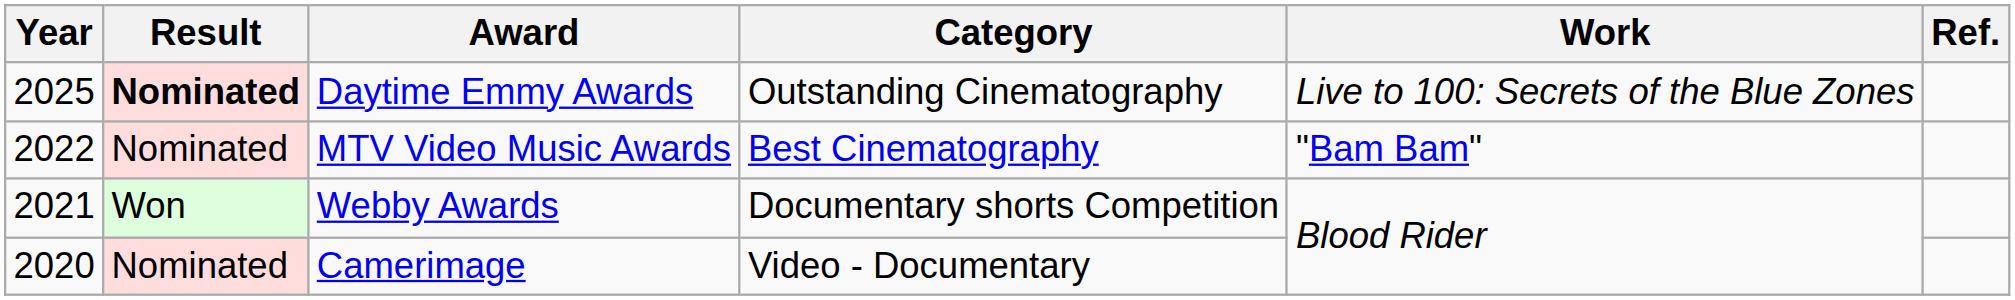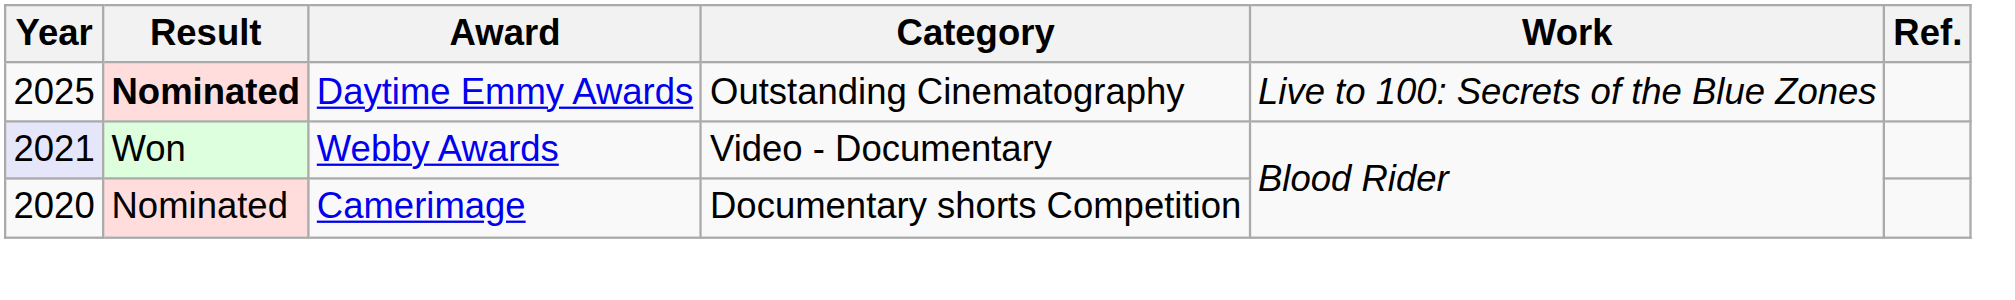- row: (524, 149)
(54, 206) no background -> (54, 149) lavender background
(1014, 206) Documentary shorts Competition -> (881, 149) Video - Documentary
(919, 264) Video - Documentary -> (976, 206) Documentary shorts Competition
